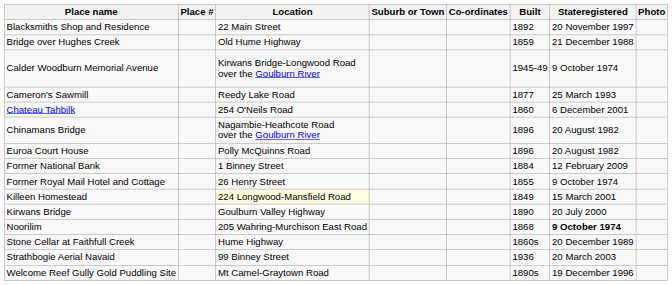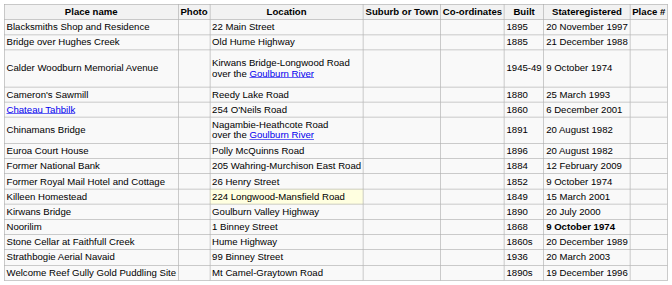columns swapped: (197, 12) <-> (652, 12)
(523, 27) 1892 -> (517, 27) 1895
(523, 42) 1859 -> (517, 42) 1885
(523, 94) 1877 -> (517, 94) 1880
(523, 130) 1896 -> (517, 130) 1891
(251, 166) 1 Binney Street -> (287, 166) 205 Wahring-Murchison East Road
(523, 181) 1855 -> (517, 181) 1852
(292, 227) 205 Wahring-Murchison East Road -> (245, 227) 1 Binney Street
